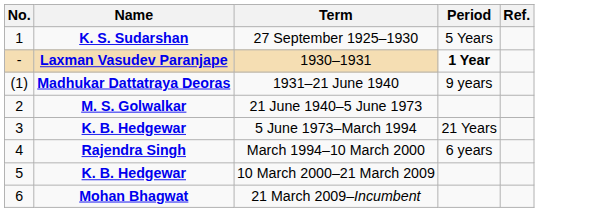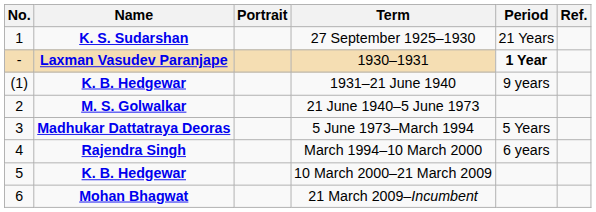+ column: (262, 15)
(469, 38) 5 Years -> (526, 38) 21 Years
(134, 83) Madhukar Dattatraya Deoras -> (134, 83) K. B. Hedgewar
(134, 128) K. B. Hedgewar -> (134, 128) Madhukar Dattatraya Deoras
(469, 128) 21 Years -> (526, 128) 5 Years
